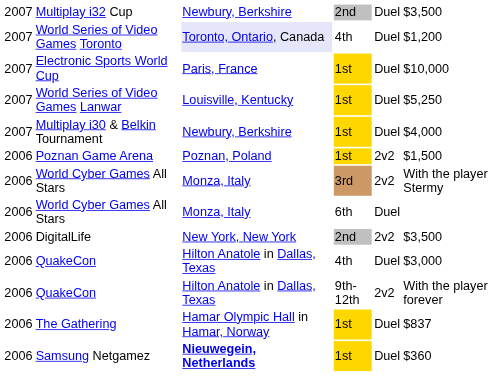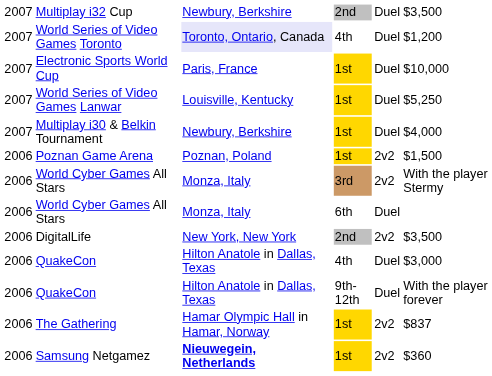(384, 293) 2v2 -> (387, 293) Duel
(387, 324) Duel -> (384, 324) 2v2
(387, 356) Duel -> (384, 356) 2v2
